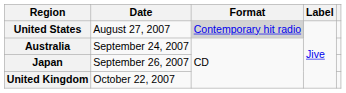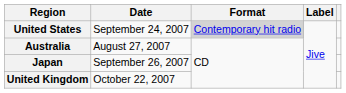(132, 29) August 27, 2007 -> (141, 29) September 24, 2007
(141, 46) September 24, 2007 -> (132, 46) August 27, 2007
